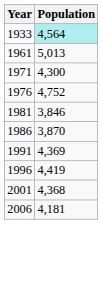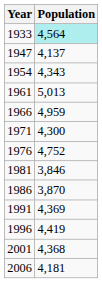+ row: (20, 53)
+ row: (20, 72)
+ row: (20, 111)
